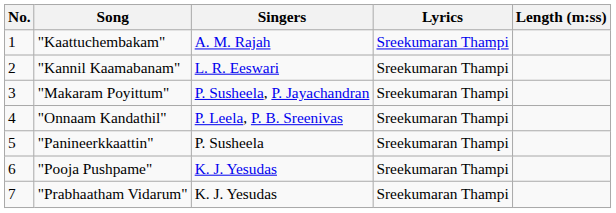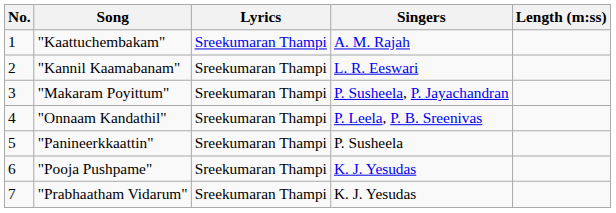columns swapped: (282, 17) <-> (443, 17)
